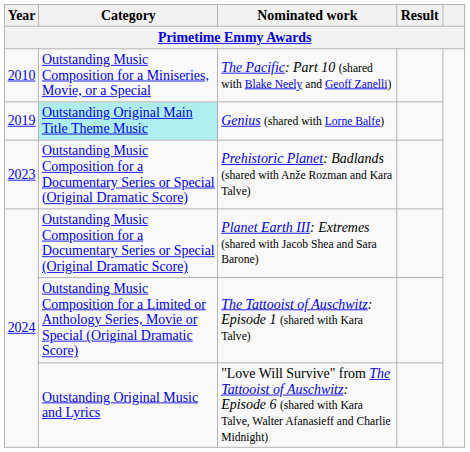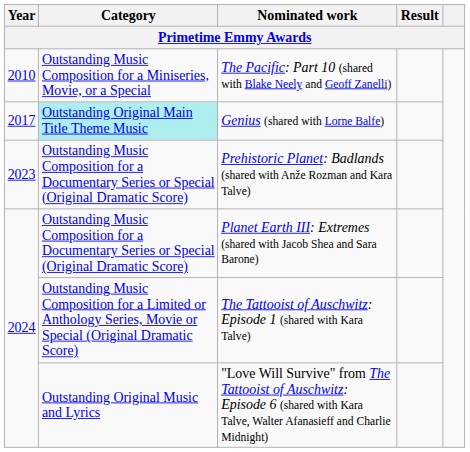(22, 120) 2019 -> (22, 120) 2017
